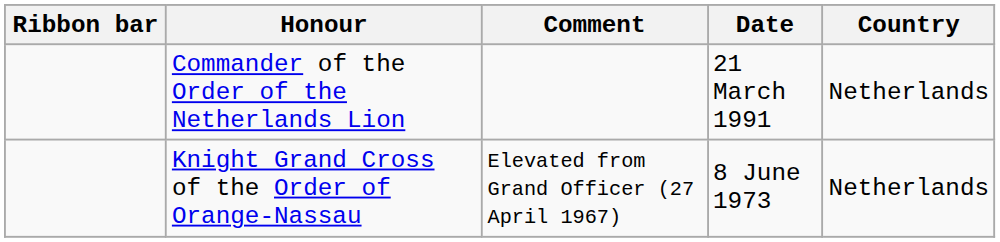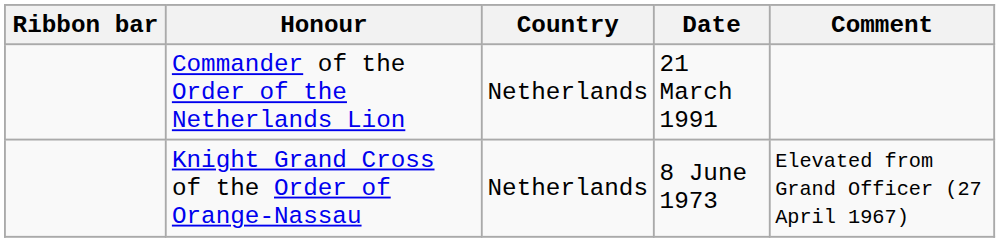columns swapped: (909, 25) <-> (594, 25)
